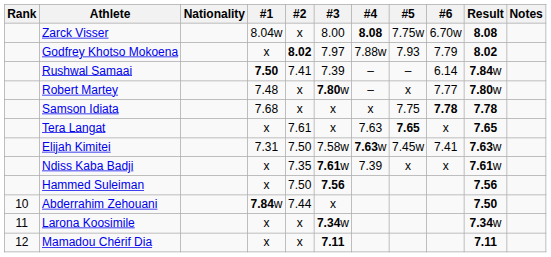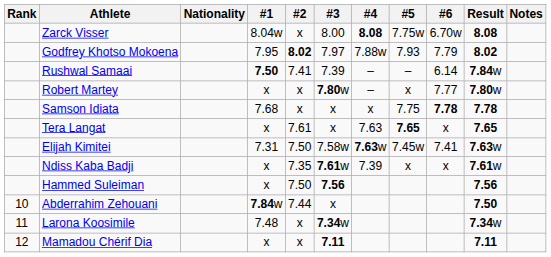(267, 52) x -> (267, 52) 7.95
(267, 90) 7.48 -> (267, 90) x
(267, 223) x -> (267, 223) 7.48
